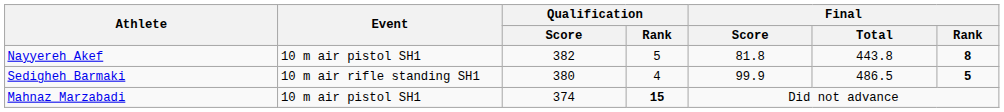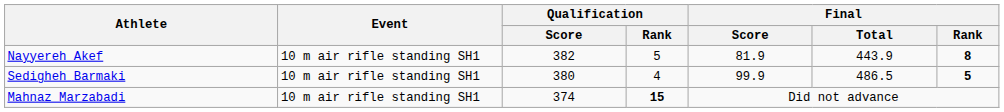(351, 56) 10 m air pistol SH1 -> (380, 56) 10 m air rifle standing SH1
(750, 56) 81.8 -> (750, 56) 81.9
(875, 56) 443.8 -> (875, 56) 443.9
(351, 97) 10 m air pistol SH1 -> (380, 97) 10 m air rifle standing SH1
